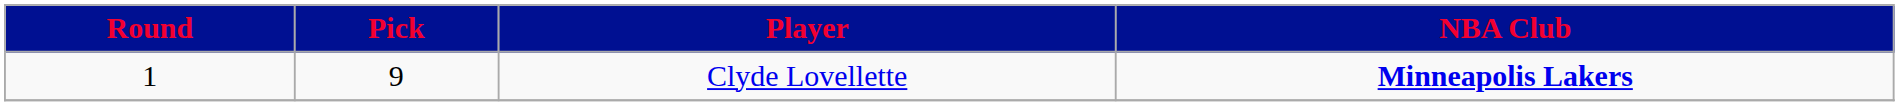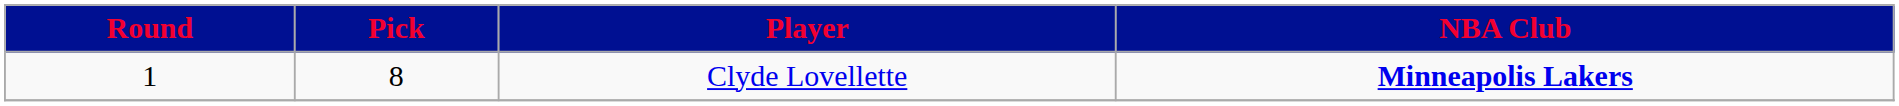(396, 75) 9 -> (396, 75) 8
